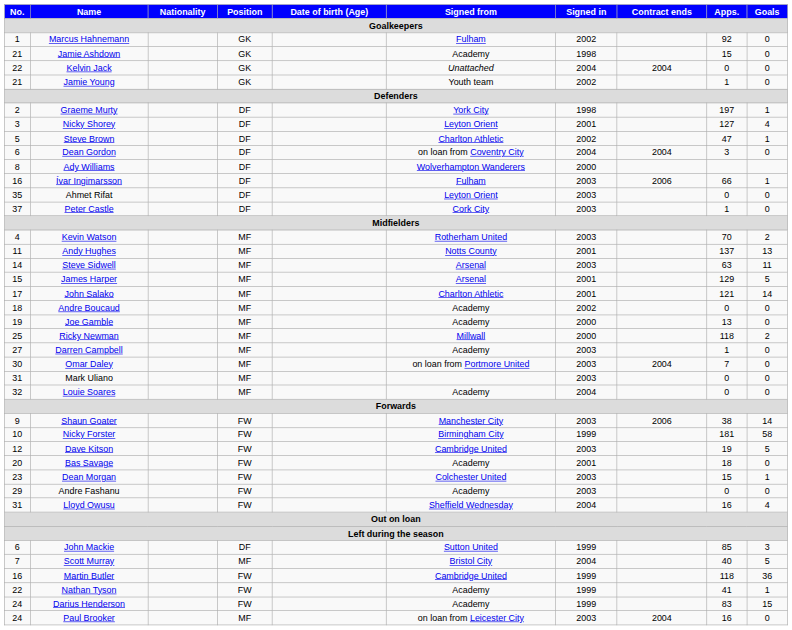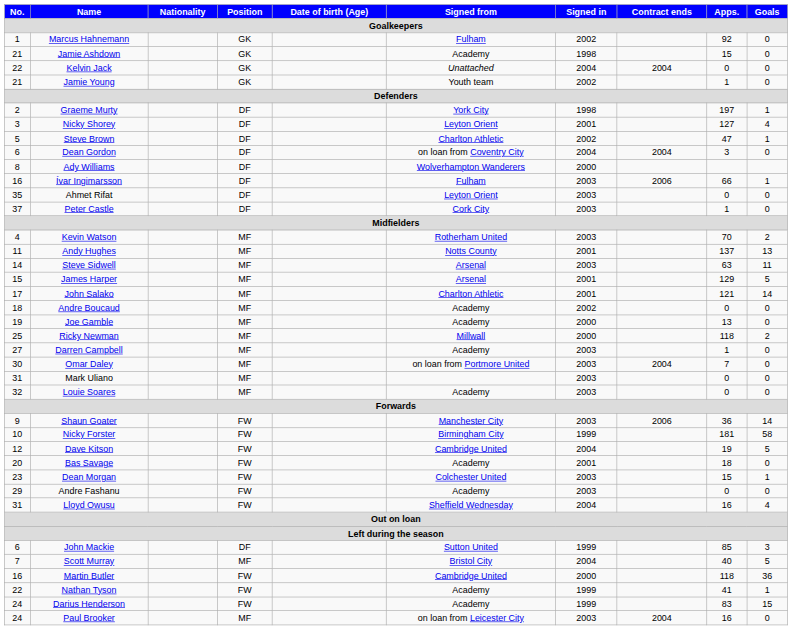(586, 393) 2004 -> (586, 393) 2003
(727, 421) 38 -> (727, 421) 36
(586, 449) 2003 -> (586, 449) 2004
(586, 576) 1999 -> (586, 576) 2000
